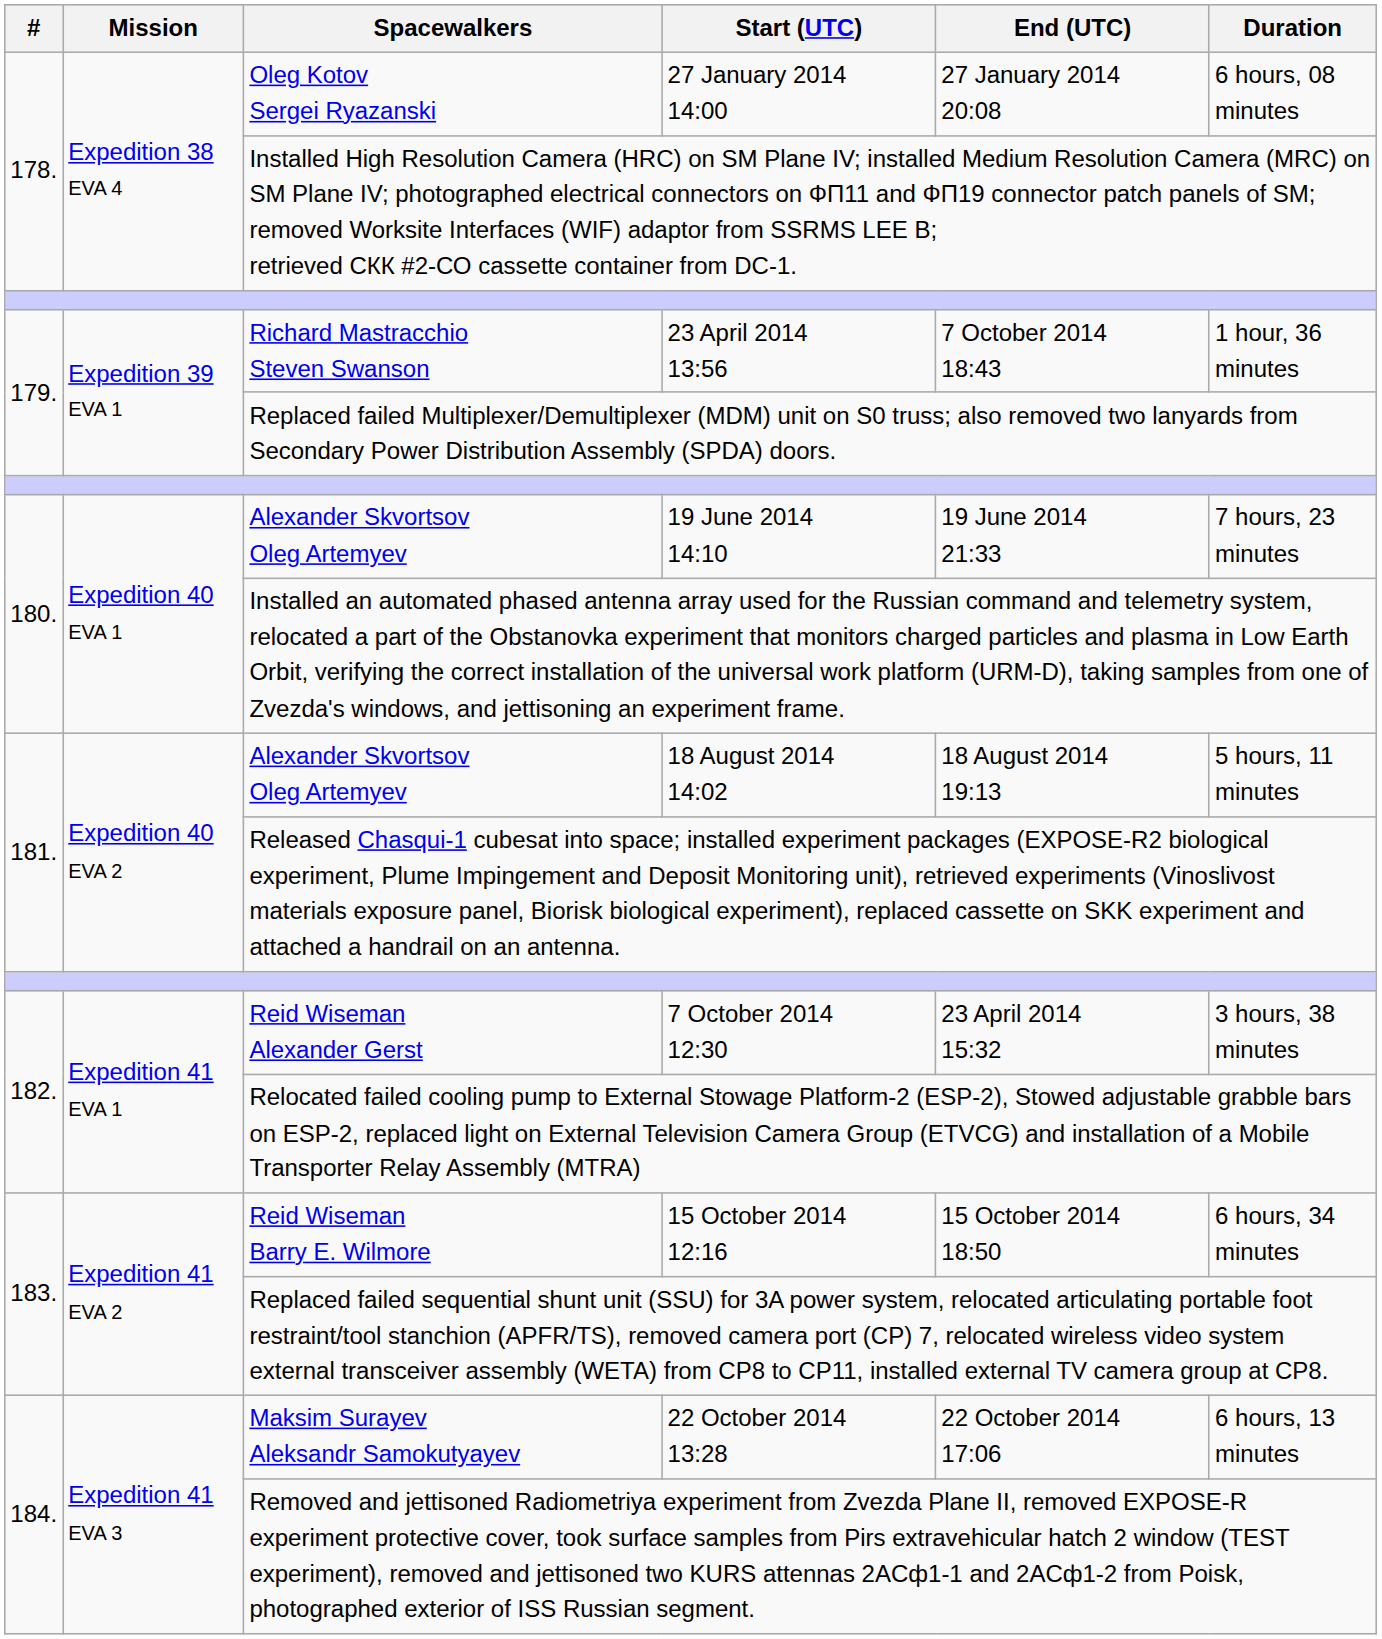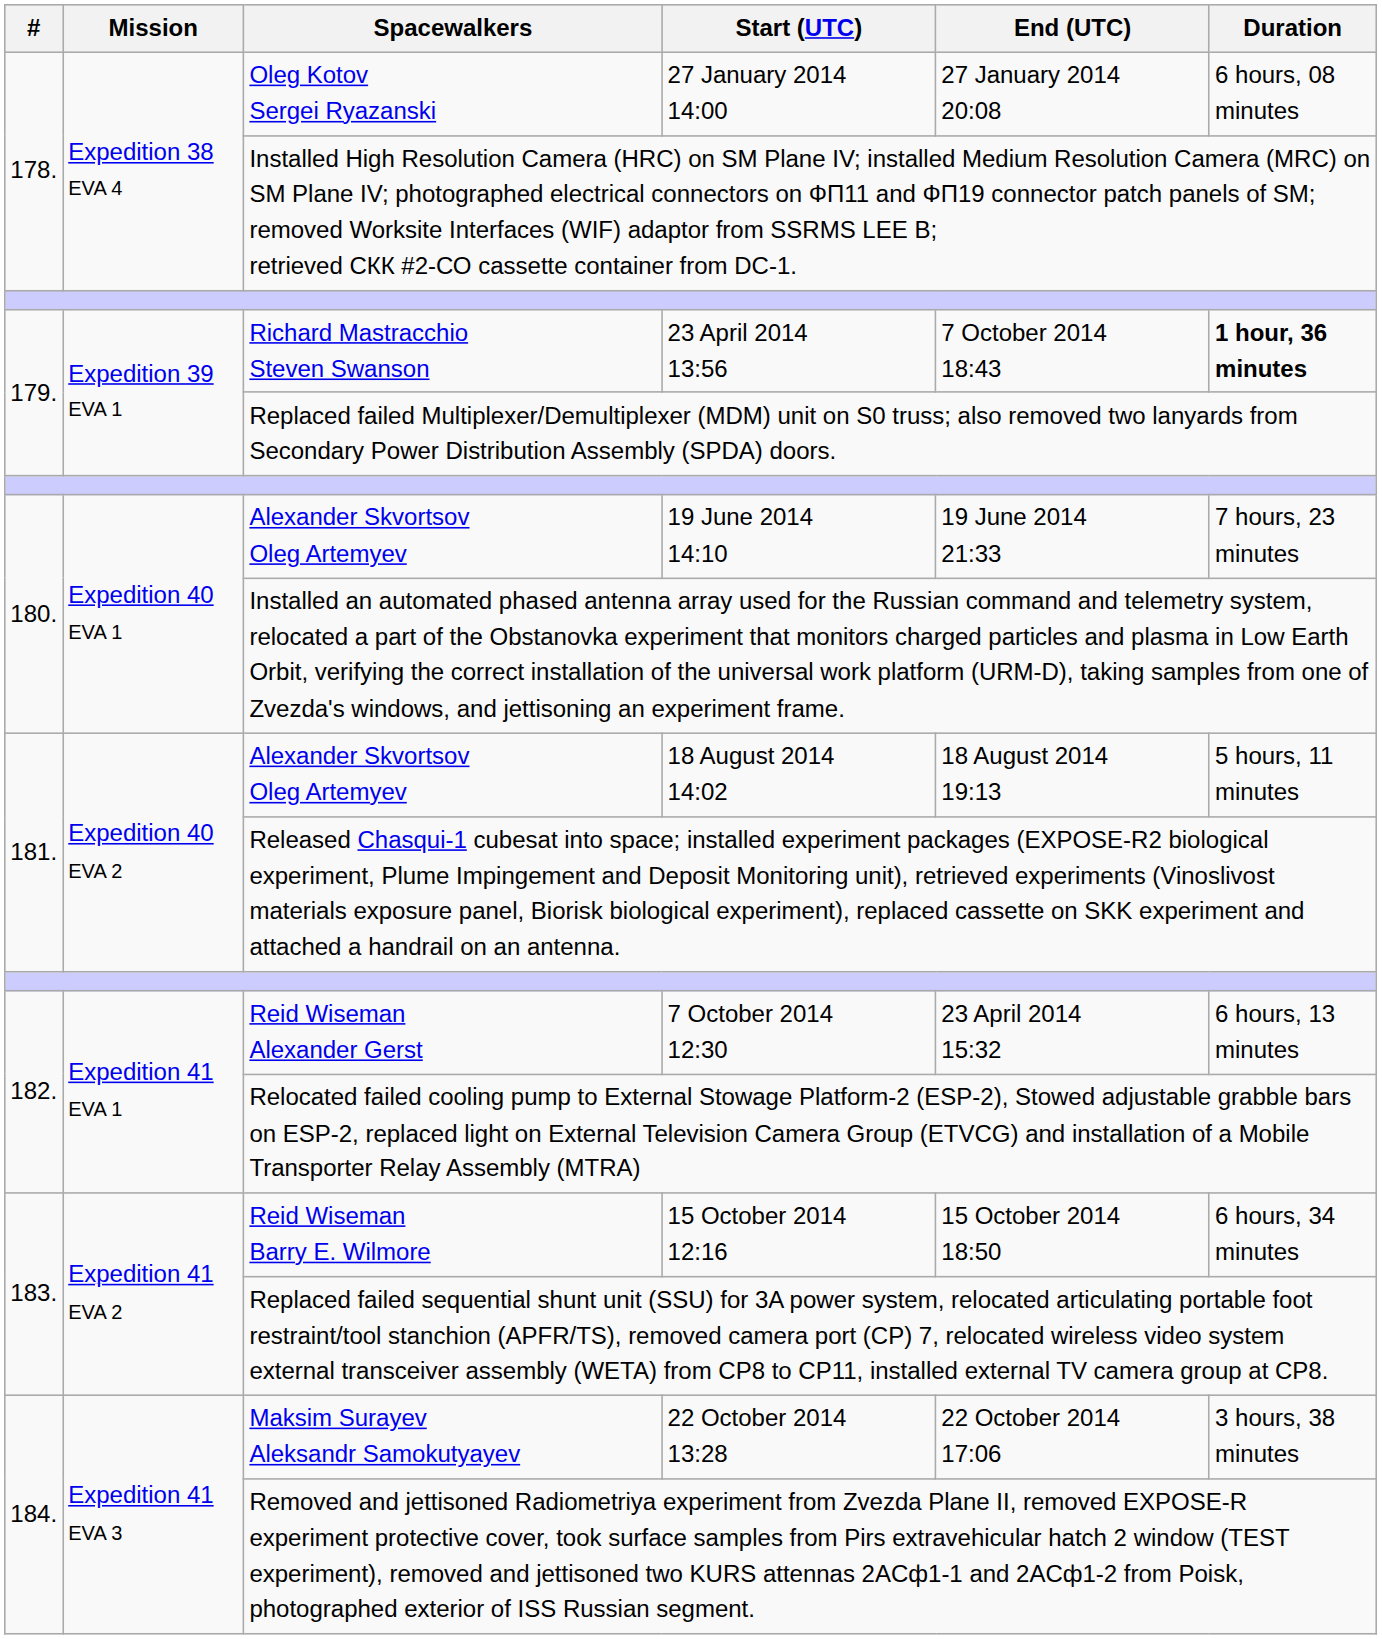(1268, 350) normal -> (1271, 350) bold
(1275, 1031) 3 hours, 38 minutes -> (1275, 1031) 6 hours, 13 minutes
(1275, 1436) 6 hours, 13 minutes -> (1275, 1436) 3 hours, 38 minutes
